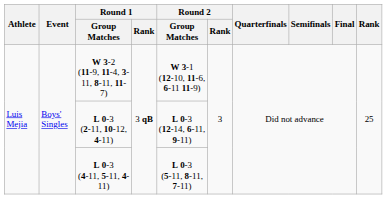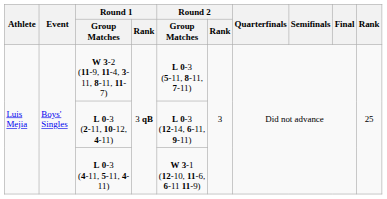(182, 78) W 3-1 (12-10, 11-6, 6-11 11-9) -> (182, 78) L 0-3 (5-11, 8-11, 7-11)
(182, 176) L 0-3 (5-11, 8-11, 7-11) -> (182, 176) W 3-1 (12-10, 11-6, 6-11 11-9)
